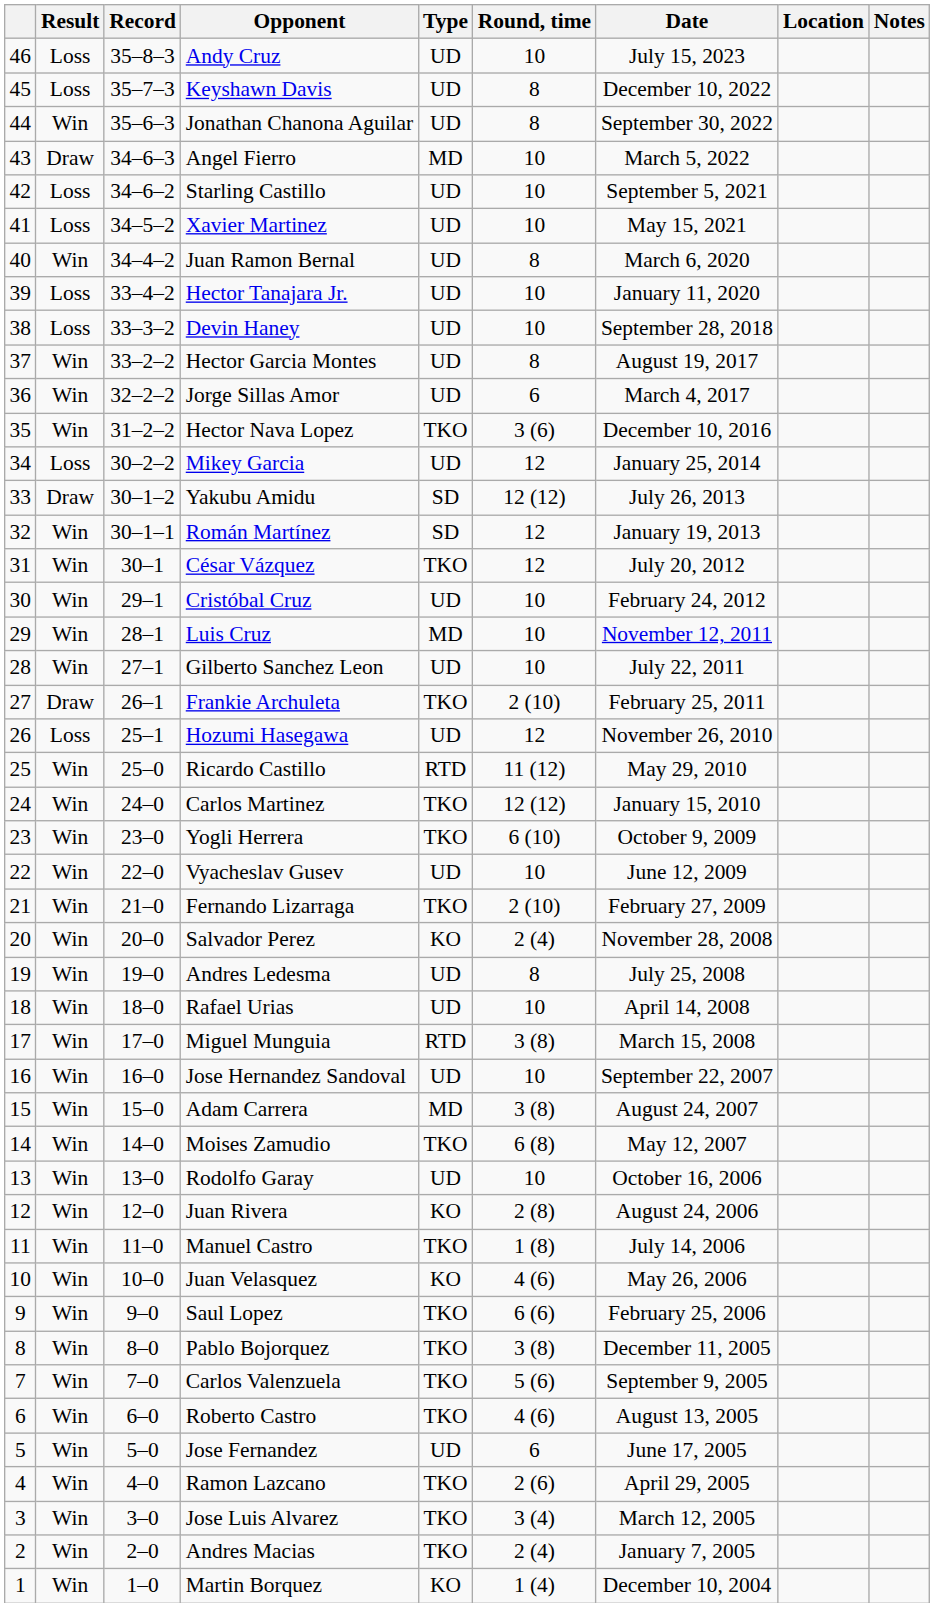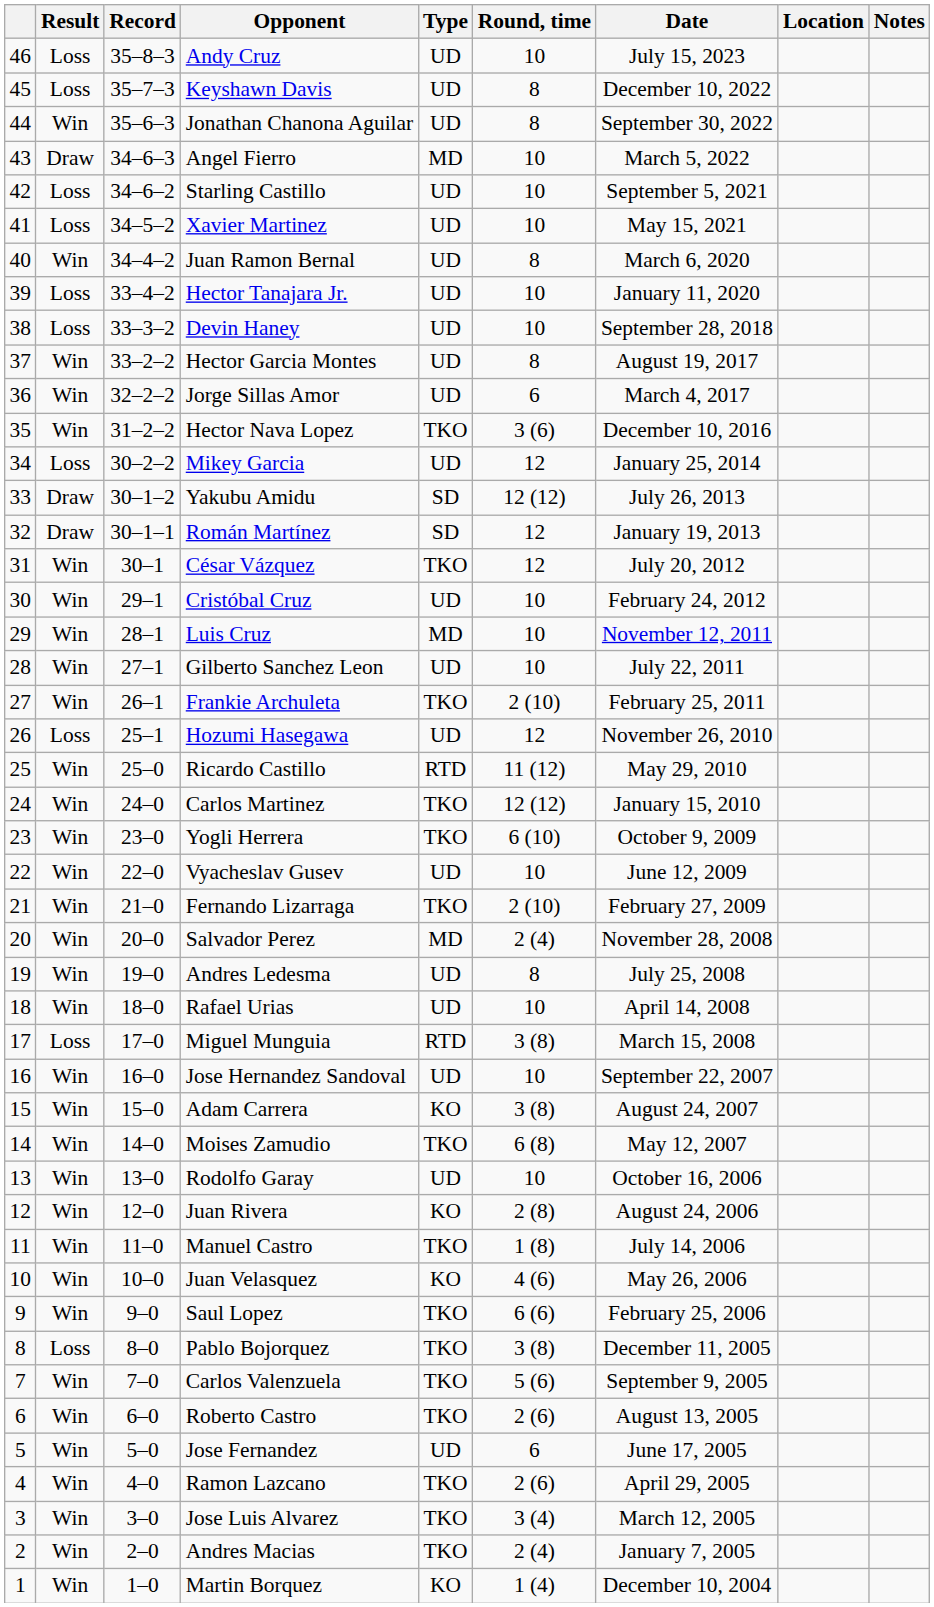(70, 531) Win -> (70, 531) Draw
(70, 701) Draw -> (70, 701) Win
(446, 939) KO -> (446, 939) MD
(70, 1041) Win -> (70, 1041) Loss
(446, 1109) MD -> (446, 1109) KO
(70, 1347) Win -> (70, 1347) Loss
(534, 1415) 4 (6) -> (534, 1415) 2 (6)
